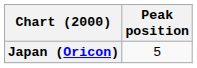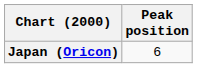(157, 52) 5 -> (157, 52) 6
